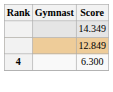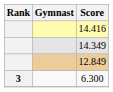+ row: (92, 29)
(18, 62) 4 -> (18, 79) 3
